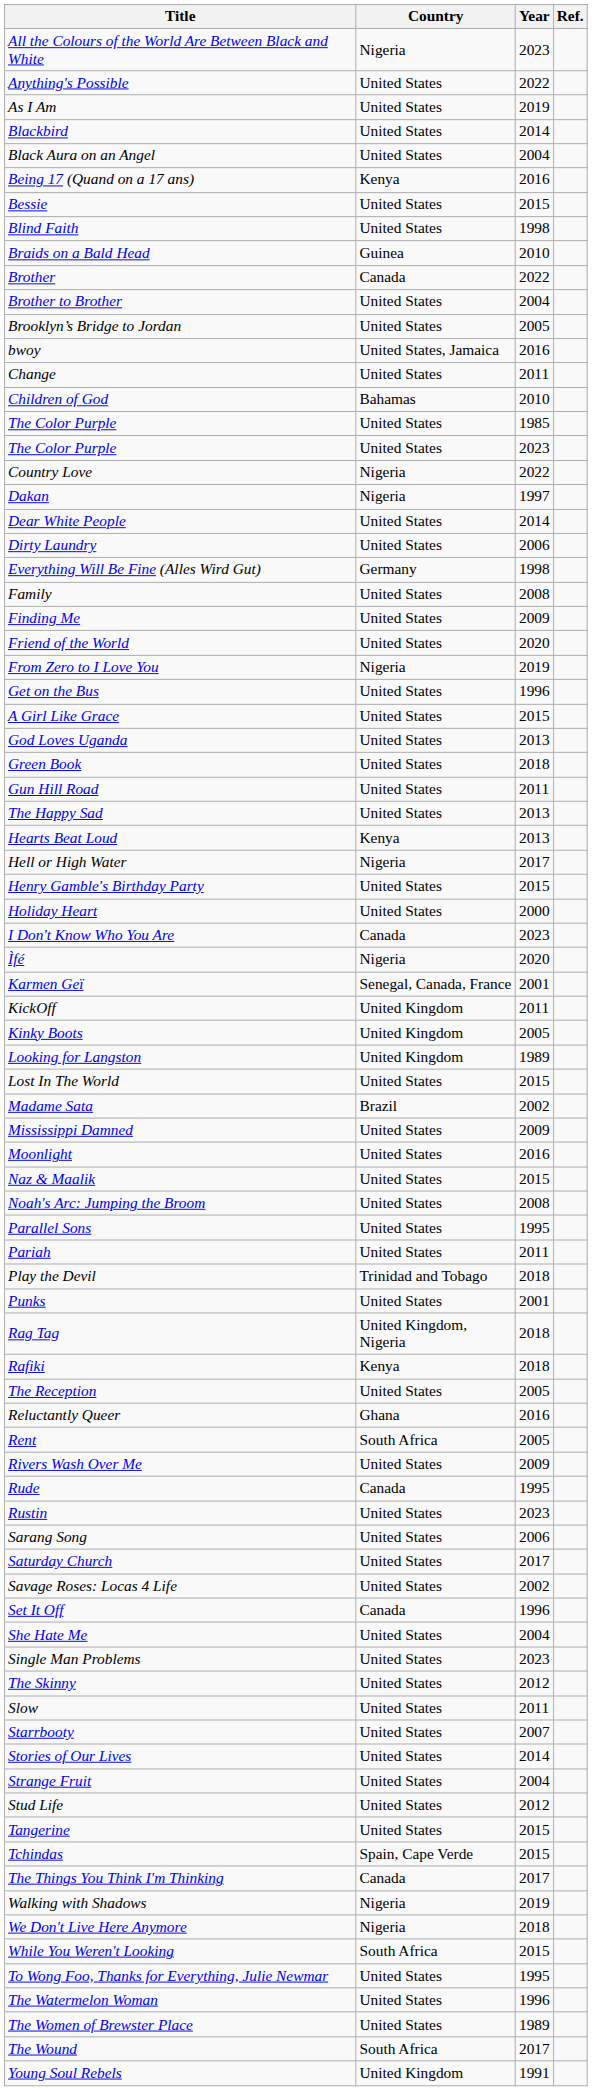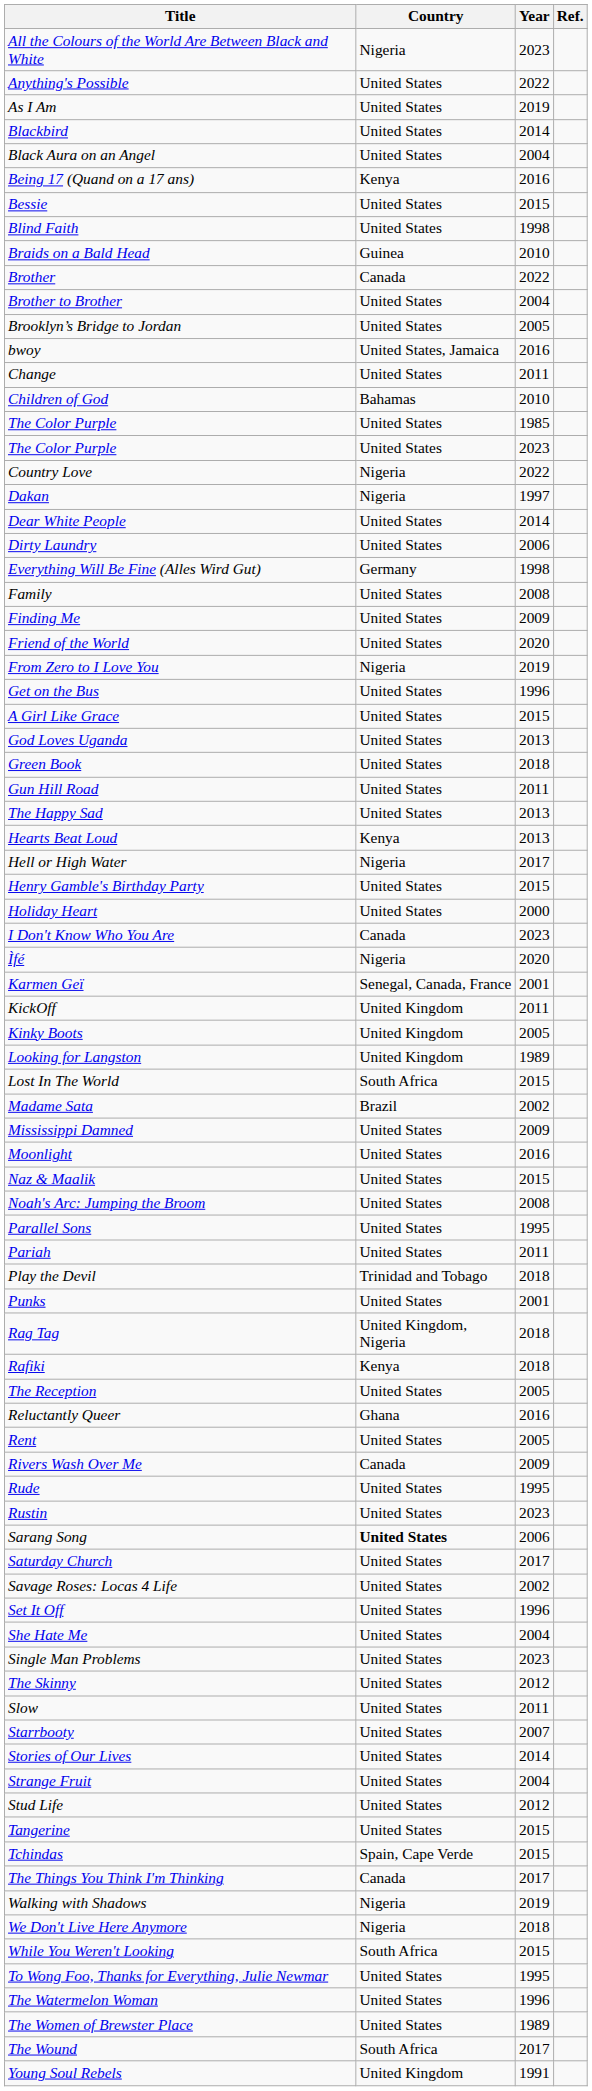(401, 1081) United States -> (399, 1081) South Africa
(399, 1439) South Africa -> (401, 1439) United States
(401, 1464) United States -> (383, 1464) Canada
(383, 1488) Canada -> (401, 1488) United States
(401, 1537) normal -> (403, 1537) bold
(383, 1610) Canada -> (401, 1610) United States
